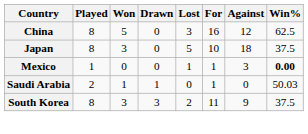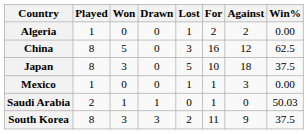+ row: (39, 31)
(285, 66) bold -> (285, 84) normal
